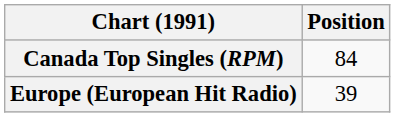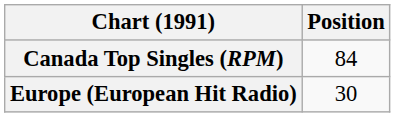(346, 93) 39 -> (346, 93) 30
